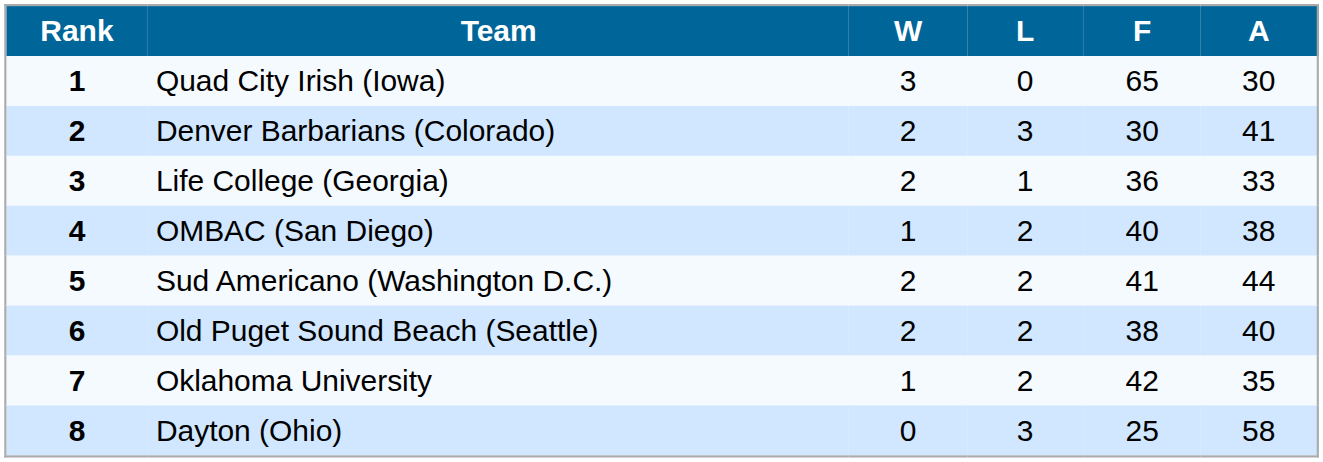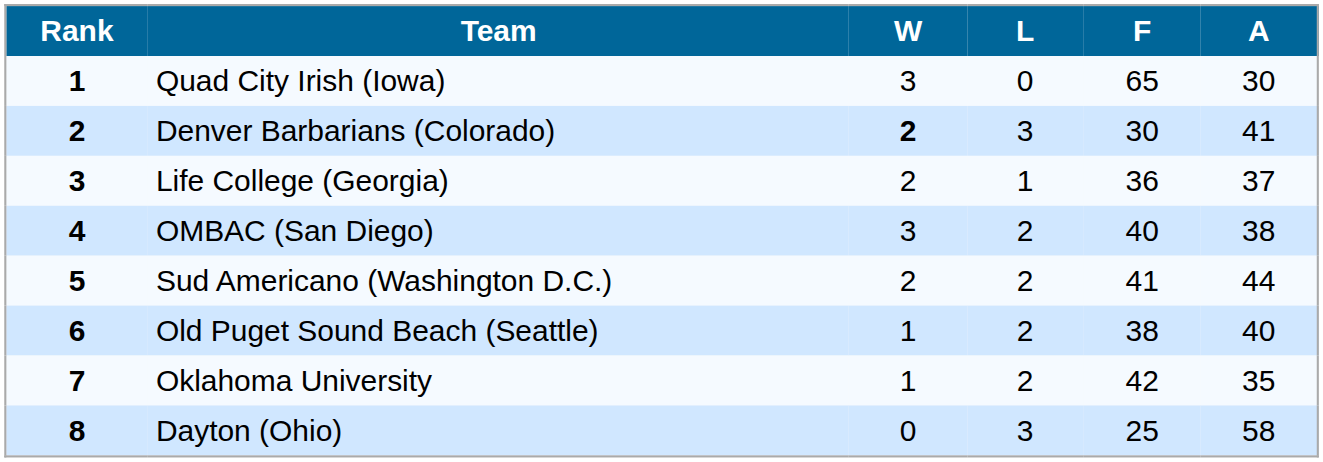(908, 131) normal -> (908, 131) bold
(1259, 181) 33 -> (1259, 181) 37
(908, 231) 1 -> (908, 231) 3
(908, 331) 2 -> (908, 331) 1
